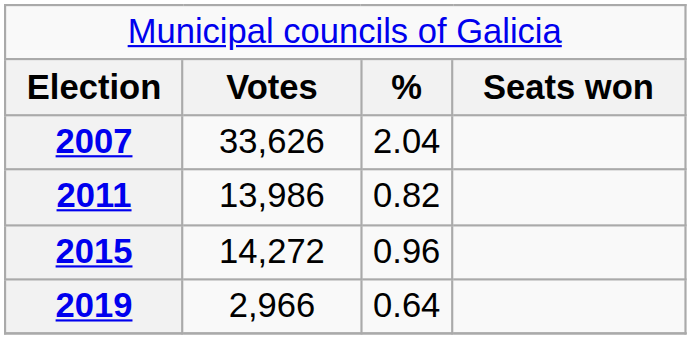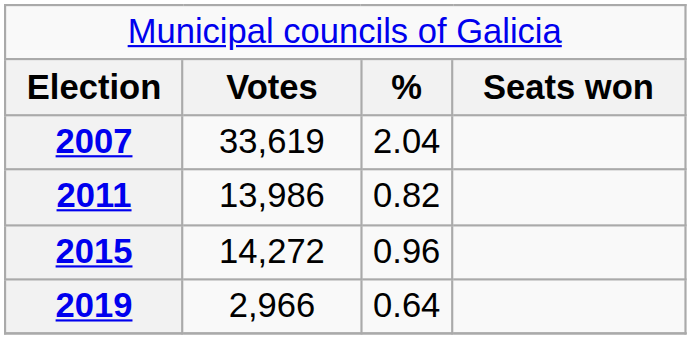(272, 141) 33,626 -> (272, 141) 33,619
